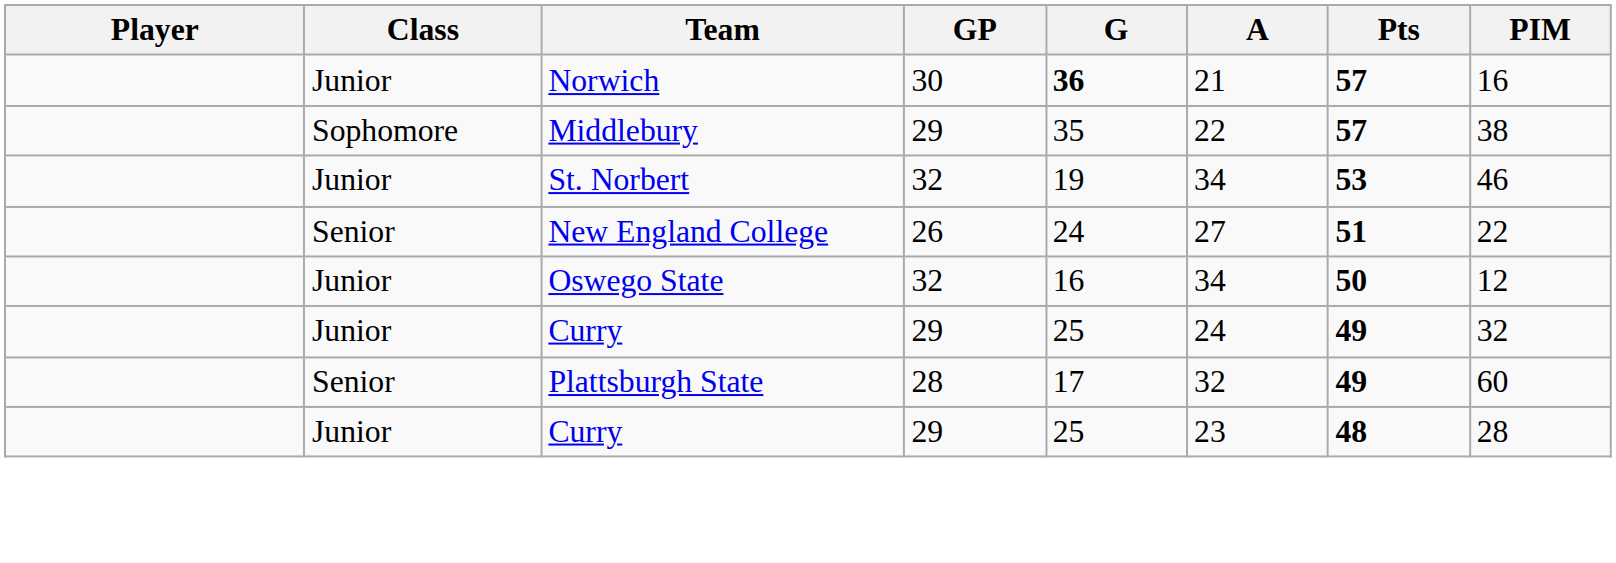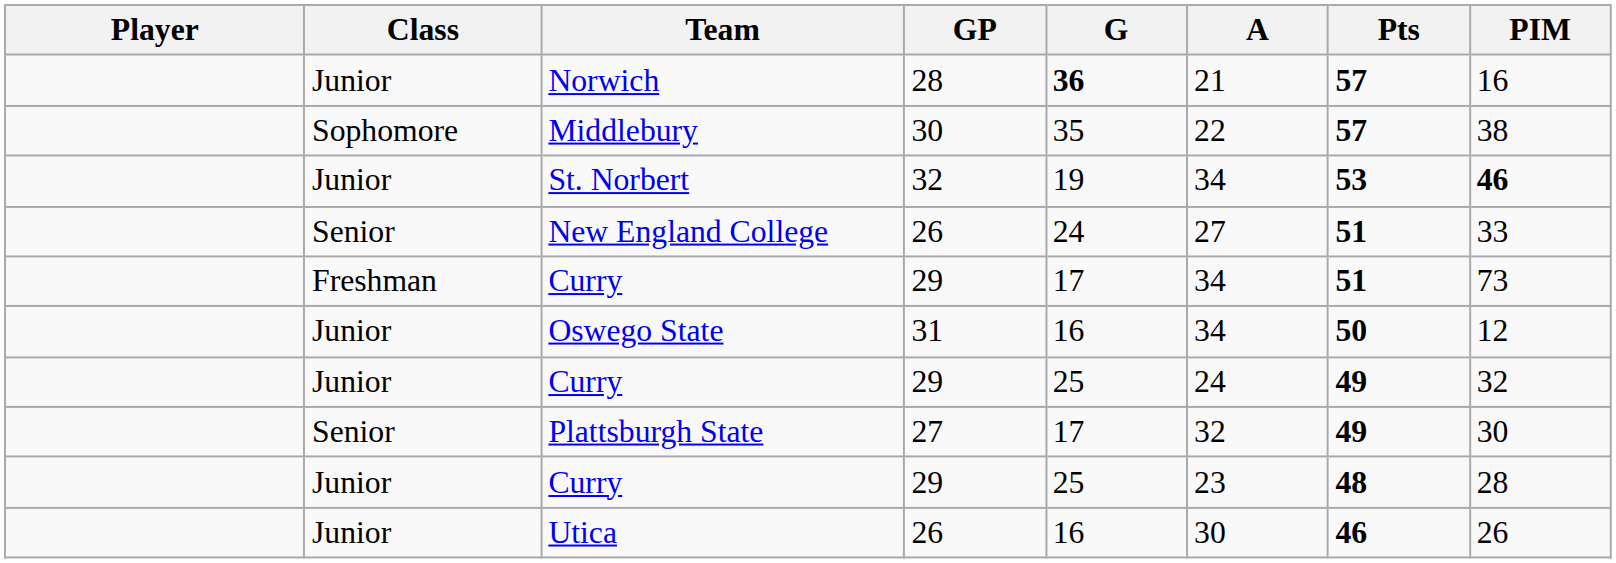(927, 79) 30 -> (927, 79) 28
(927, 130) 29 -> (927, 130) 30
(1493, 180) normal -> (1493, 180) bold
(1493, 230) 22 -> (1493, 230) 33
+ row: (374, 280)
(927, 280) 32 -> (927, 331) 31
(927, 381) 28 -> (927, 431) 27
(1493, 381) 60 -> (1493, 431) 30
+ row: (352, 532)
